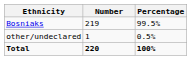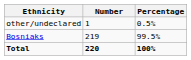rows swapped: (25, 23) <-> (44, 36)
